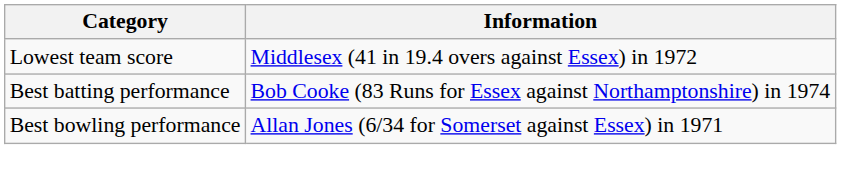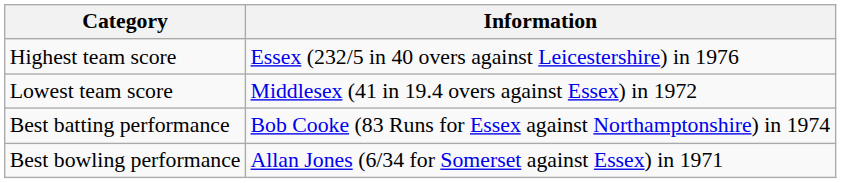+ row: (93, 56)
